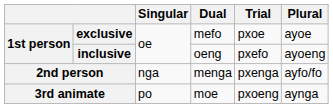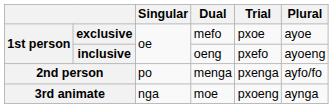(149, 73) nga -> (145, 73) po
(145, 93) po -> (149, 93) nga
